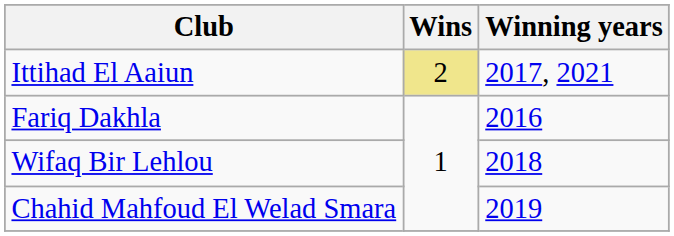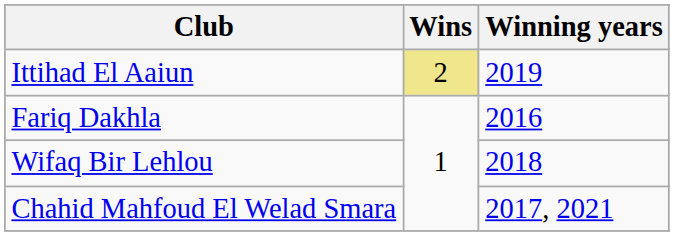(549, 72) 2017, 2021 -> (514, 72) 2019
(514, 207) 2019 -> (549, 207) 2017, 2021
